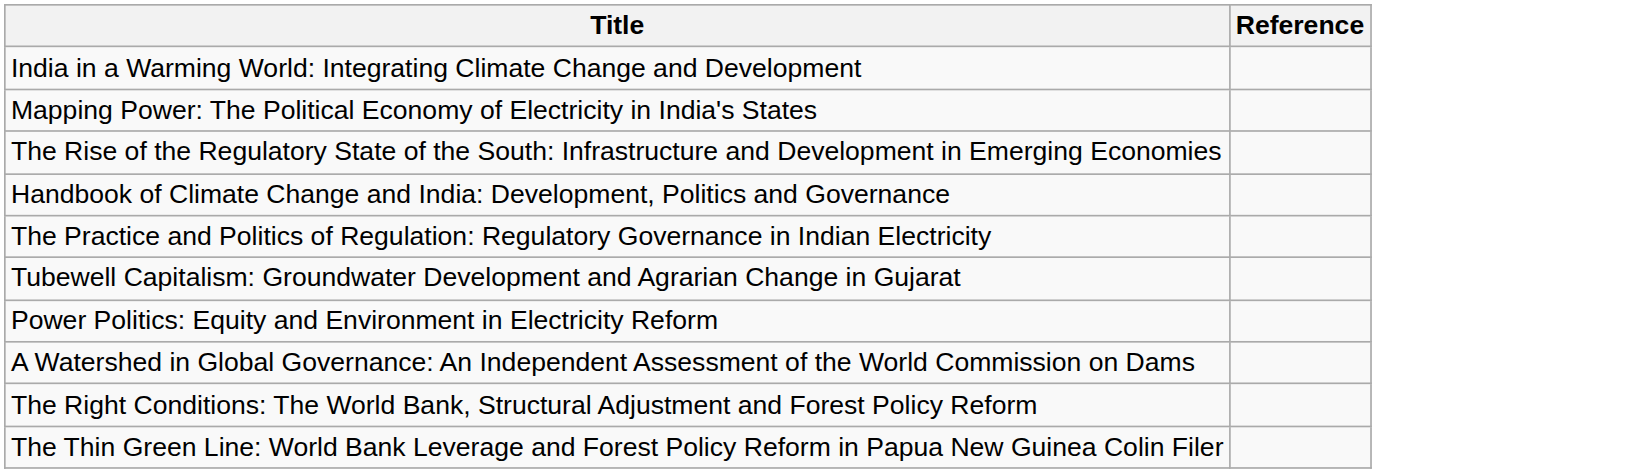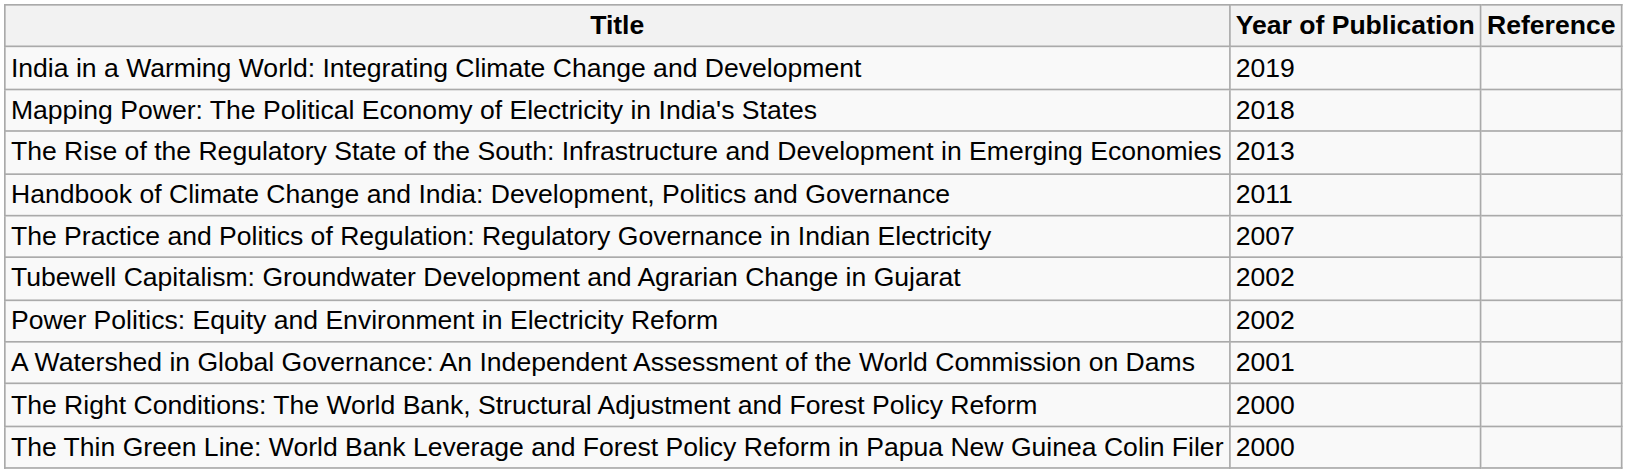+ column: (1355, 25)
